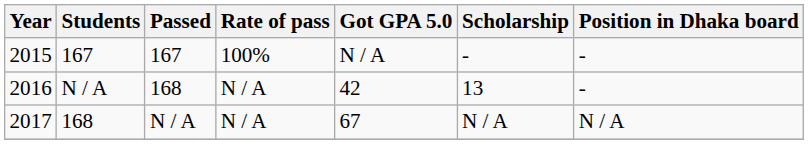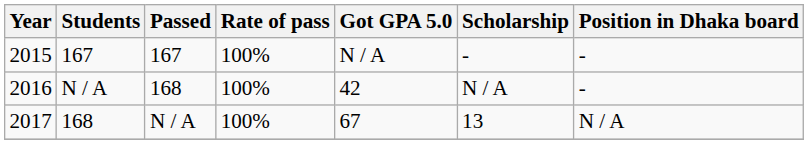(244, 88) N / A -> (245, 88) 100%
(473, 88) 13 -> (485, 88) N / A
(244, 121) N / A -> (245, 121) 100%
(485, 121) N / A -> (473, 121) 13
